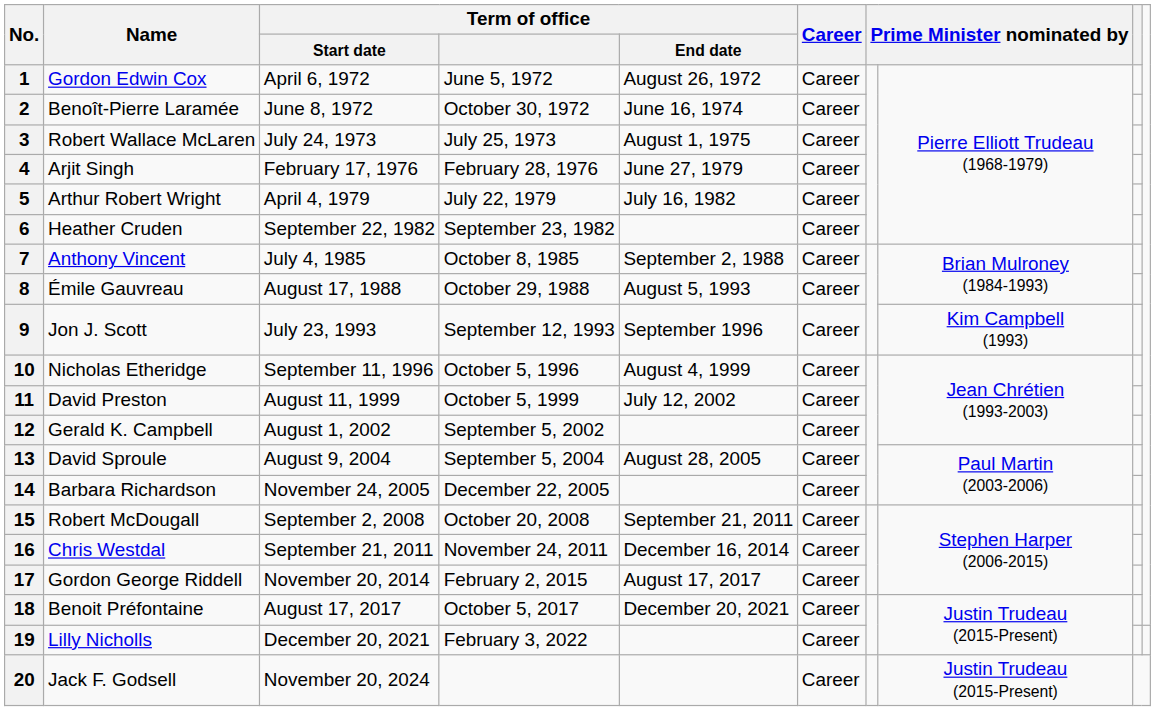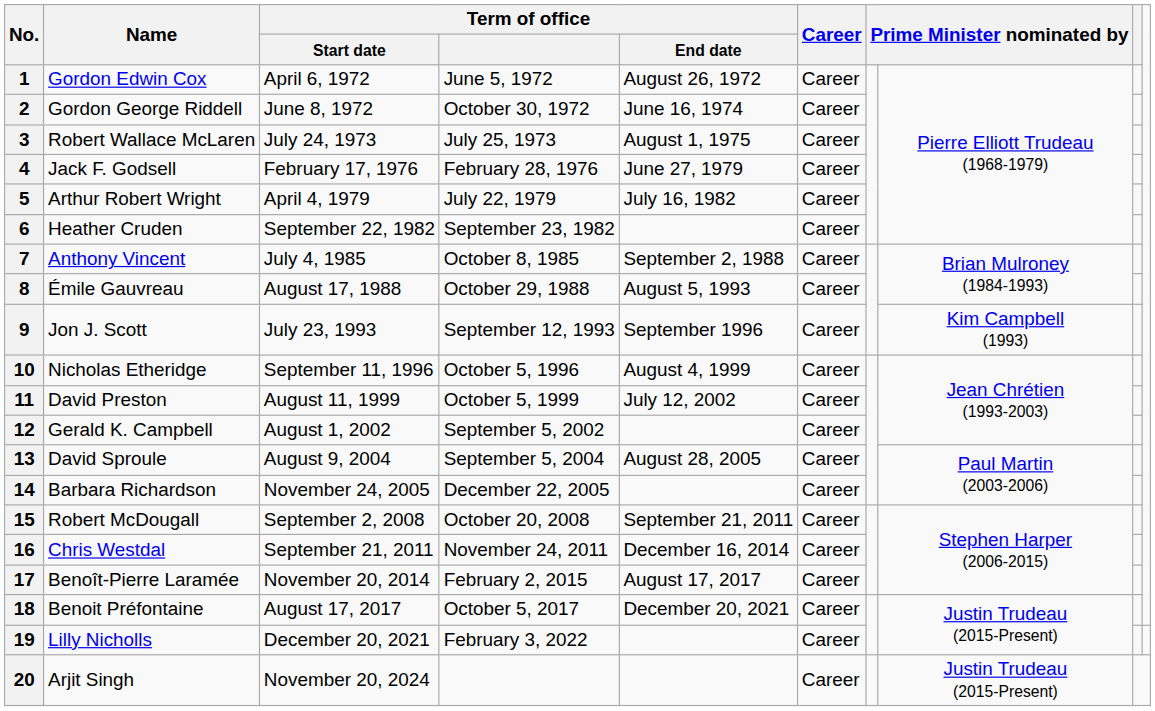(144, 109) Benoît-Pierre Laramée -> (145, 109) Gordon George Riddell
(91, 169) Arjit Singh -> (112, 169) Jack F. Godsell
(145, 579) Gordon George Riddell -> (144, 579) Benoît-Pierre Laramée
(112, 680) Jack F. Godsell -> (91, 680) Arjit Singh
